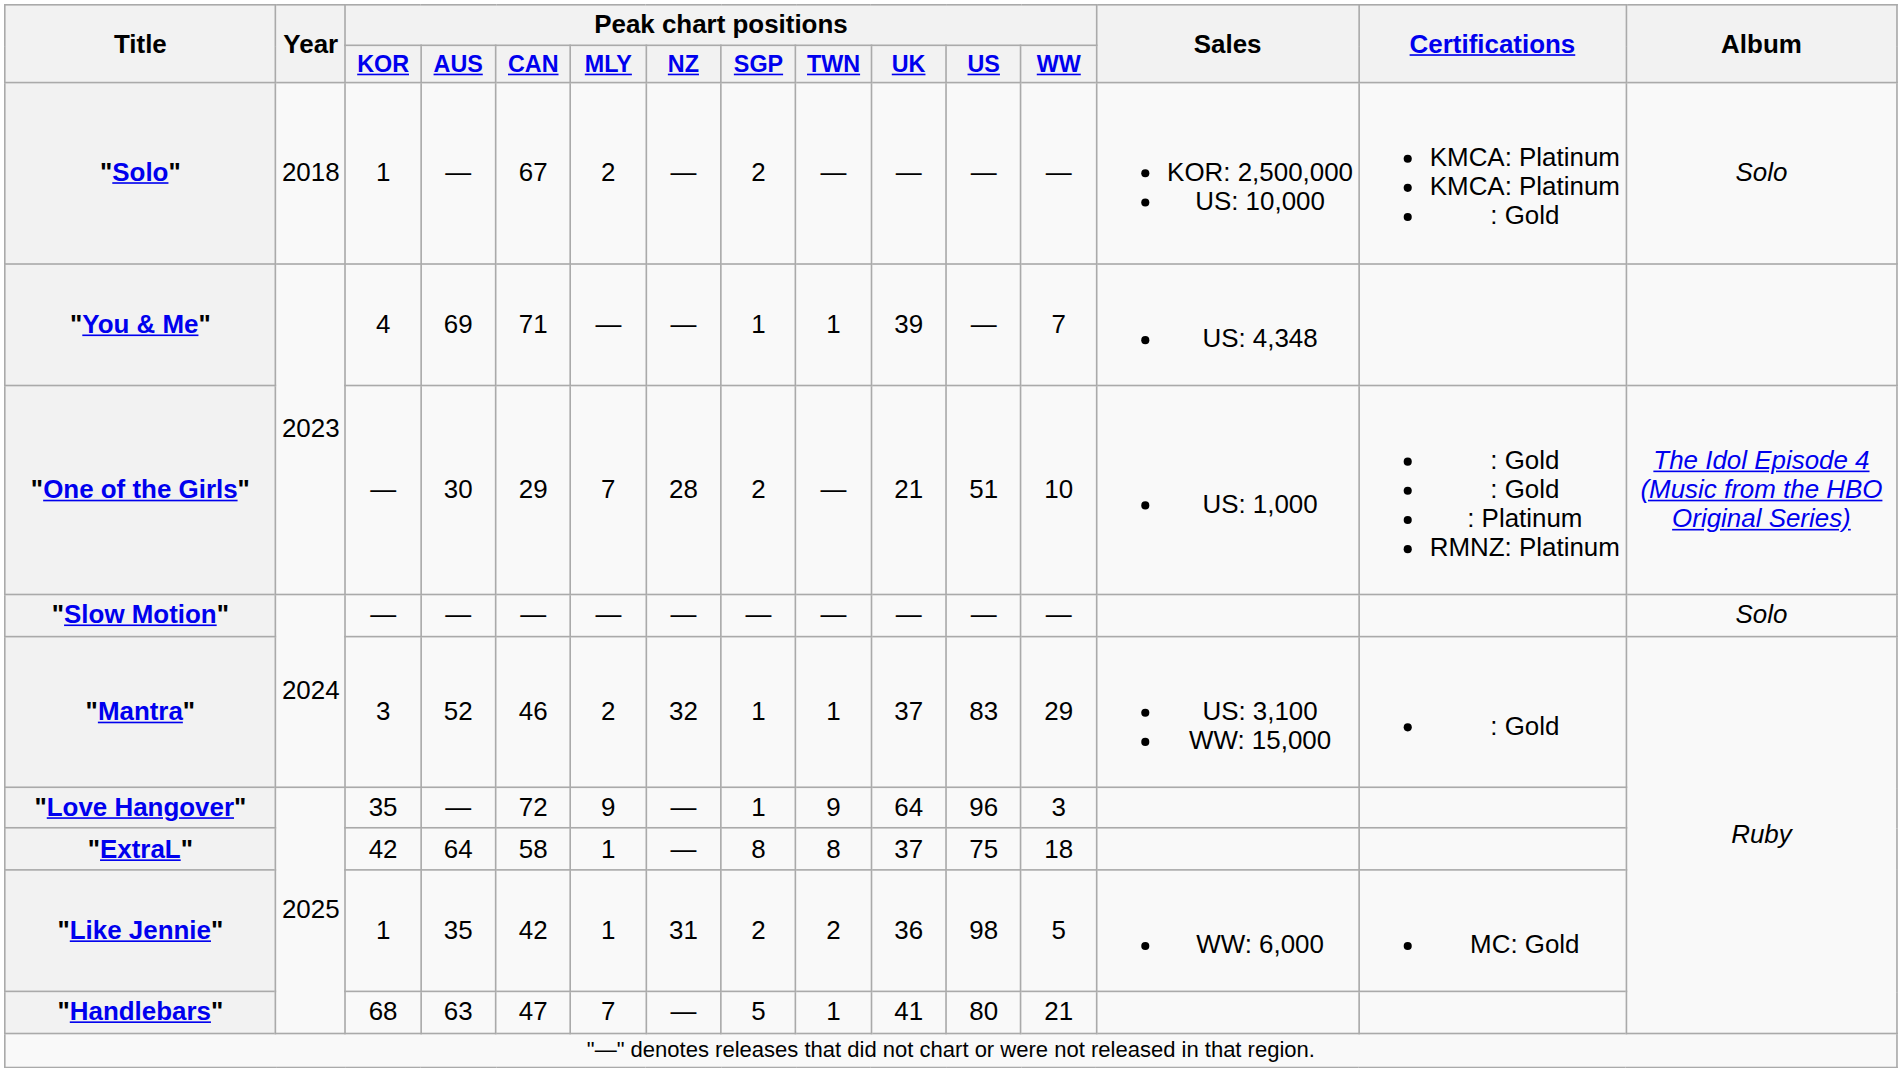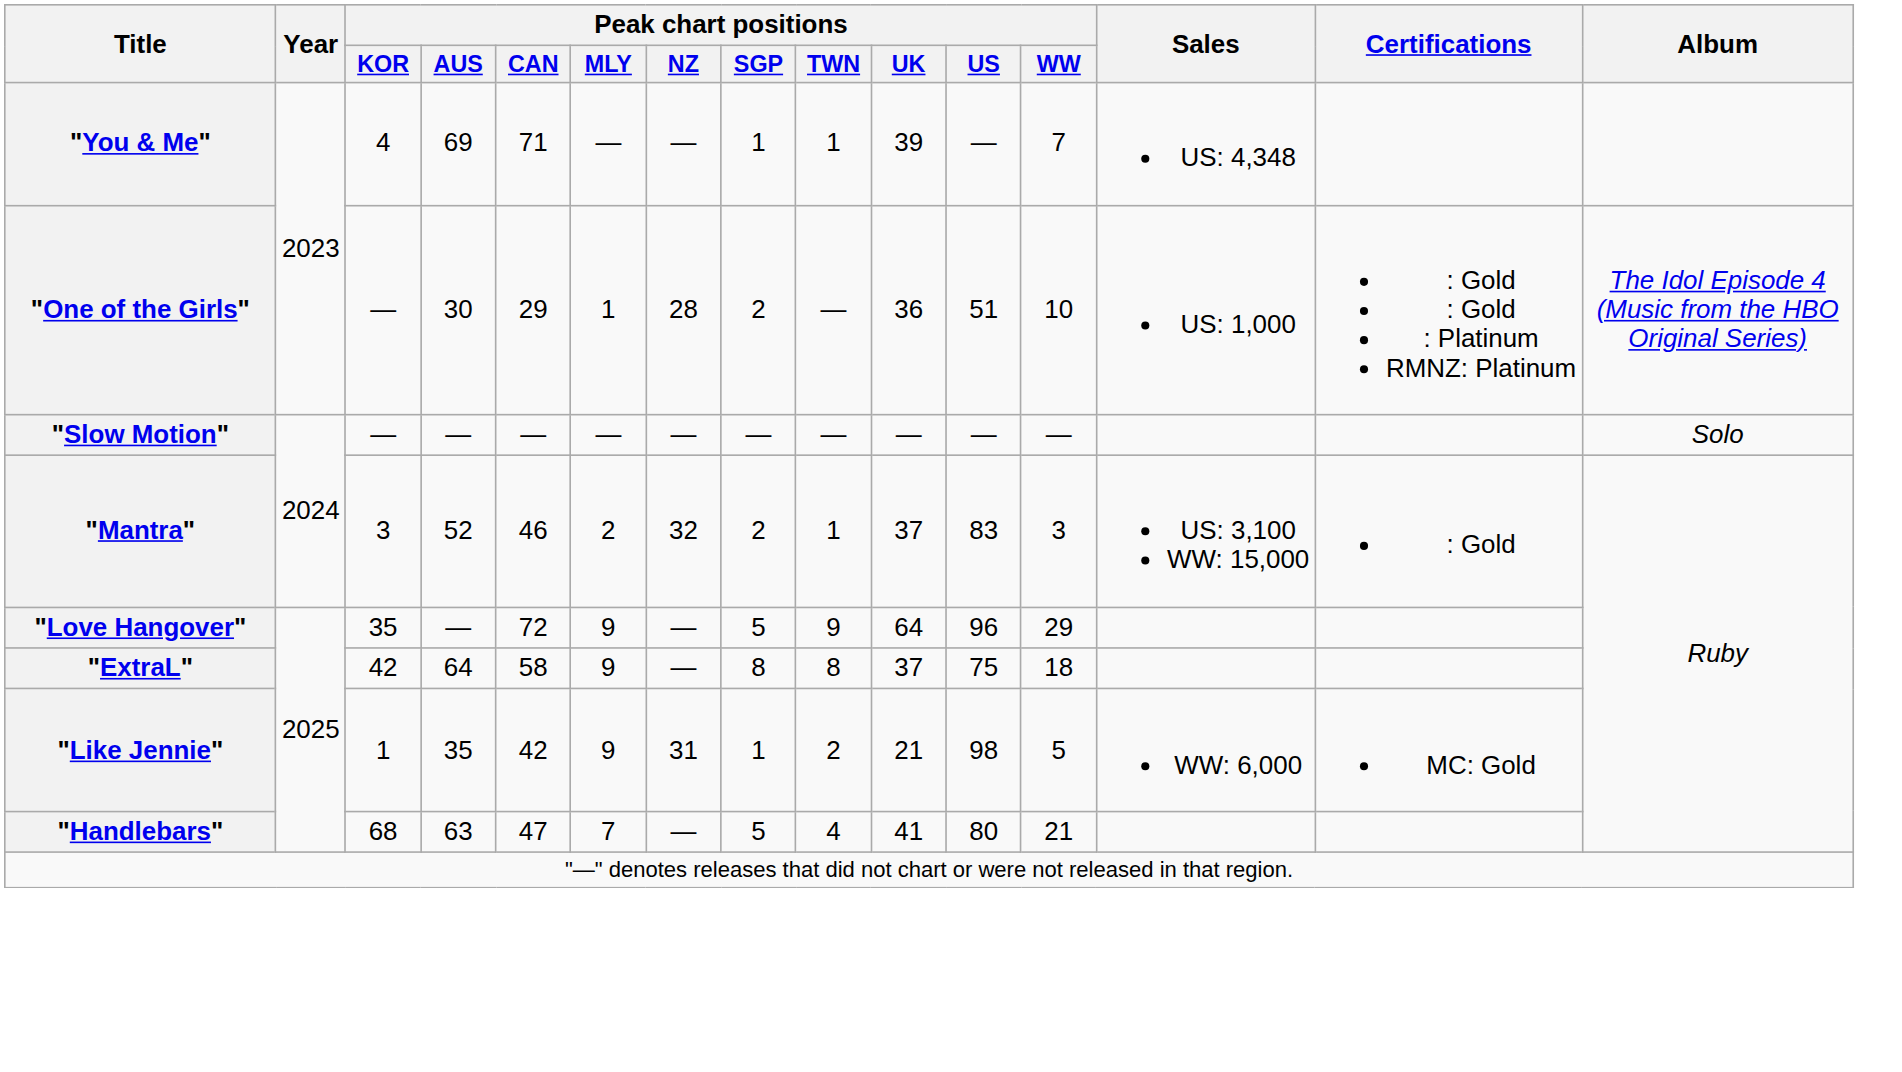- row: (140, 172)
(608, 489) 7 -> (608, 309) 1
(909, 489) 21 -> (909, 309) 36
(758, 711) 1 -> (758, 530) 2
(1059, 711) 29 -> (1059, 530) 3
(758, 807) 1 -> (758, 627) 5
(1059, 807) 3 -> (1059, 627) 29
(608, 848) 1 -> (608, 668) 9
(608, 930) 1 -> (608, 749) 9
(758, 930) 2 -> (758, 749) 1
(909, 930) 36 -> (909, 749) 21
(834, 1011) 1 -> (834, 831) 4
